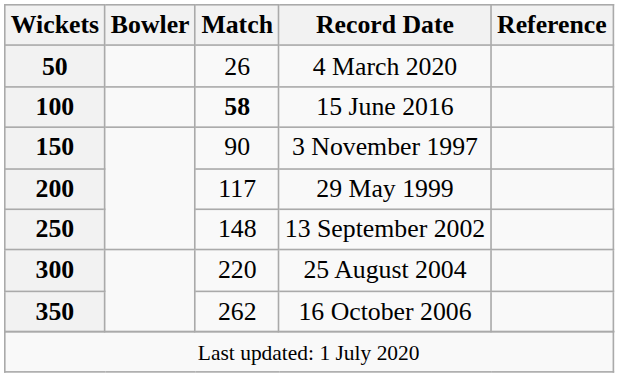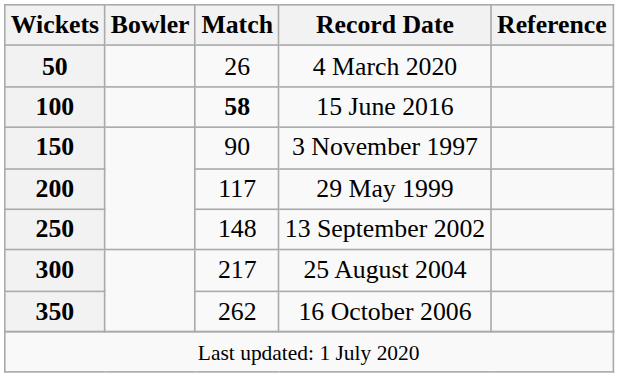(237, 270) 220 -> (237, 270) 217
